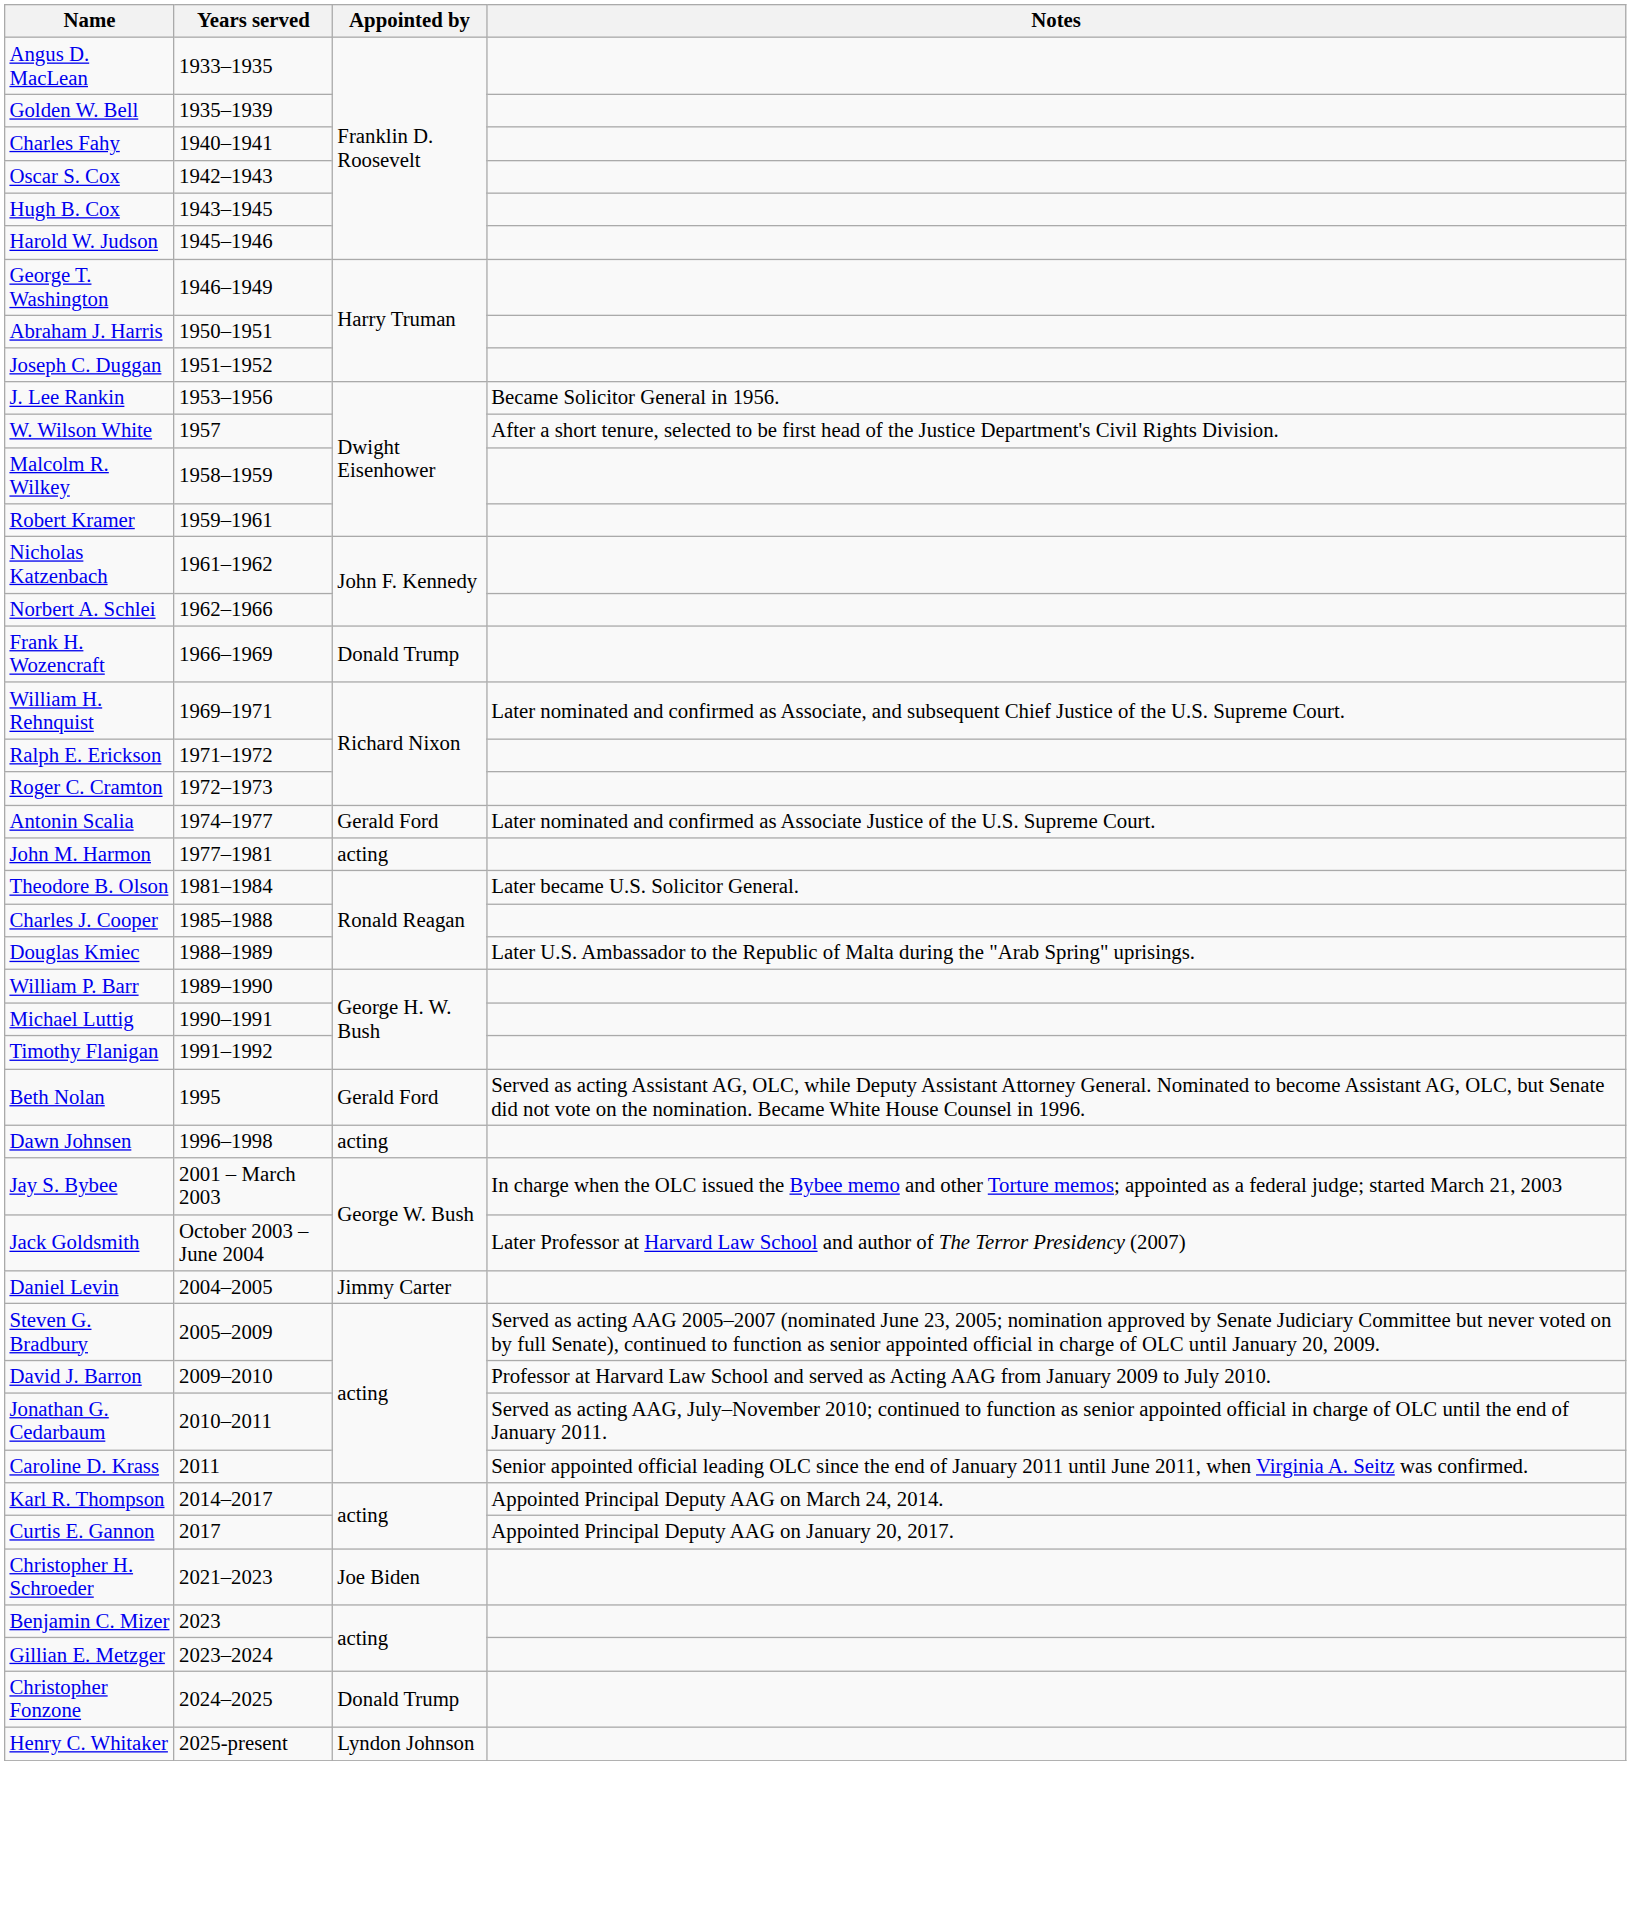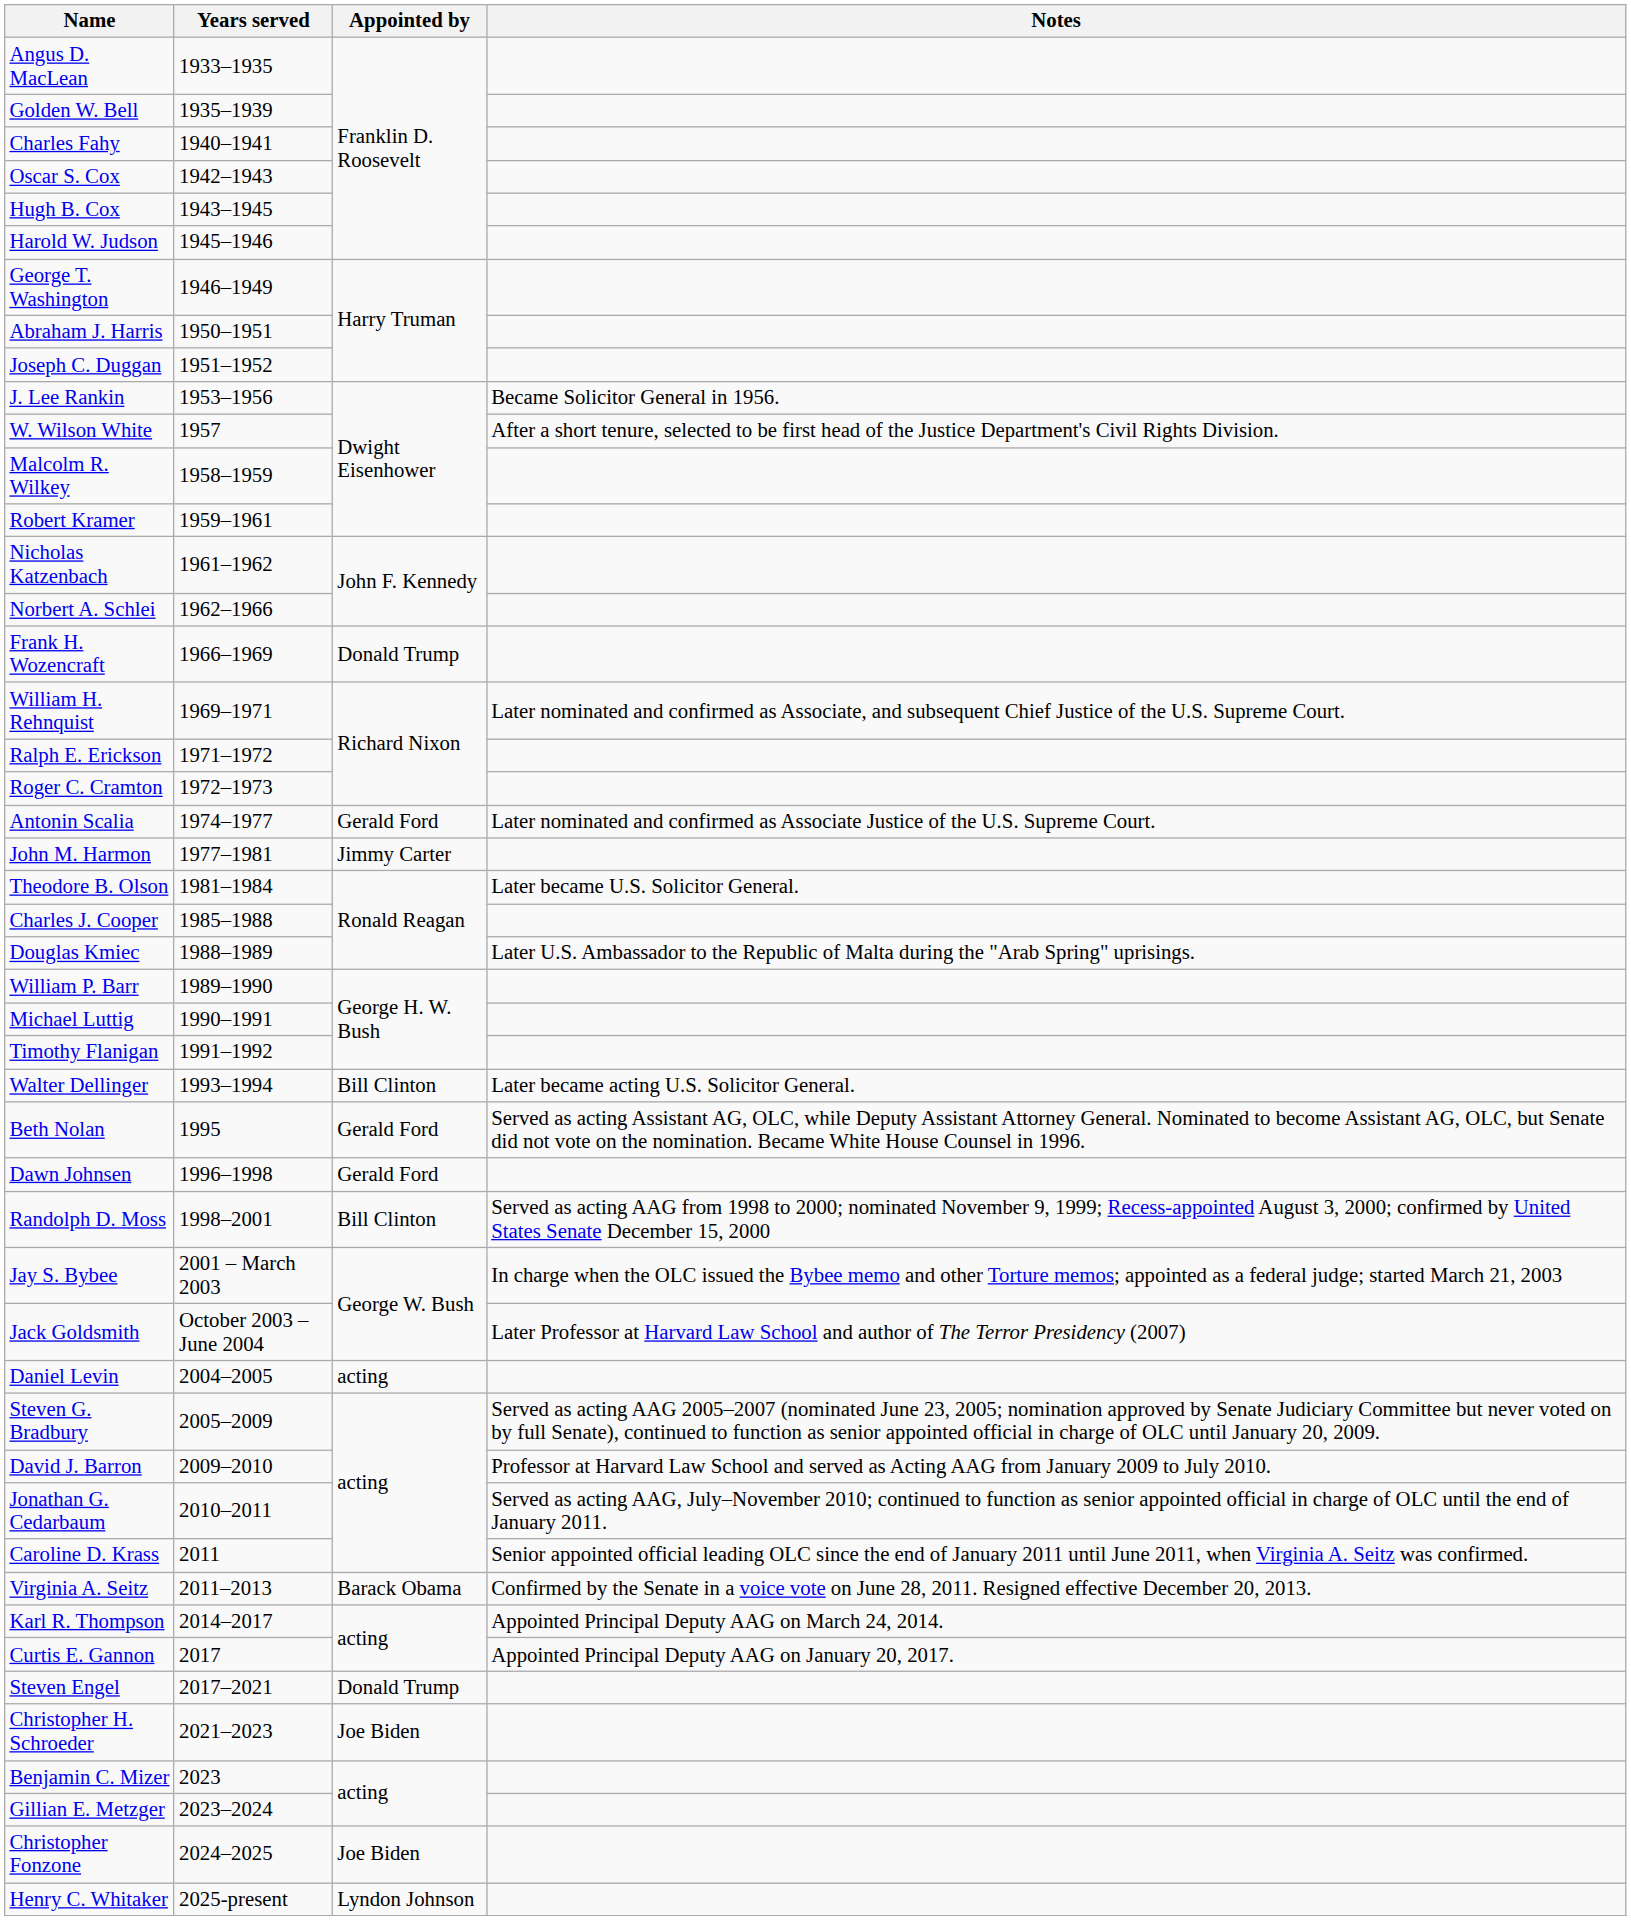(363, 854) acting -> (394, 854) Jimmy Carter
+ row: (79, 1085)
(363, 1141) acting -> (388, 1174) Gerald Ford
+ row: (88, 1219)
(394, 1287) Jimmy Carter -> (363, 1376) acting
+ row: (79, 1588)
+ row: (65, 1687)
(398, 1698) Donald Trump -> (379, 1854) Joe Biden
